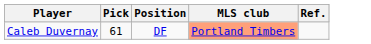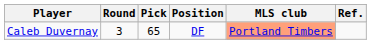+ column: (119, 13)
(116, 31) 61 -> (154, 31) 65
